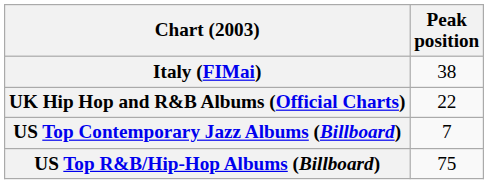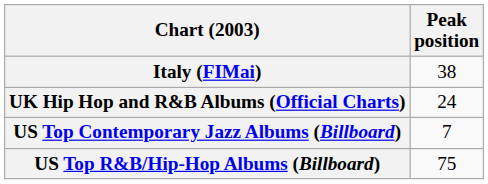(447, 102) 22 -> (447, 102) 24
